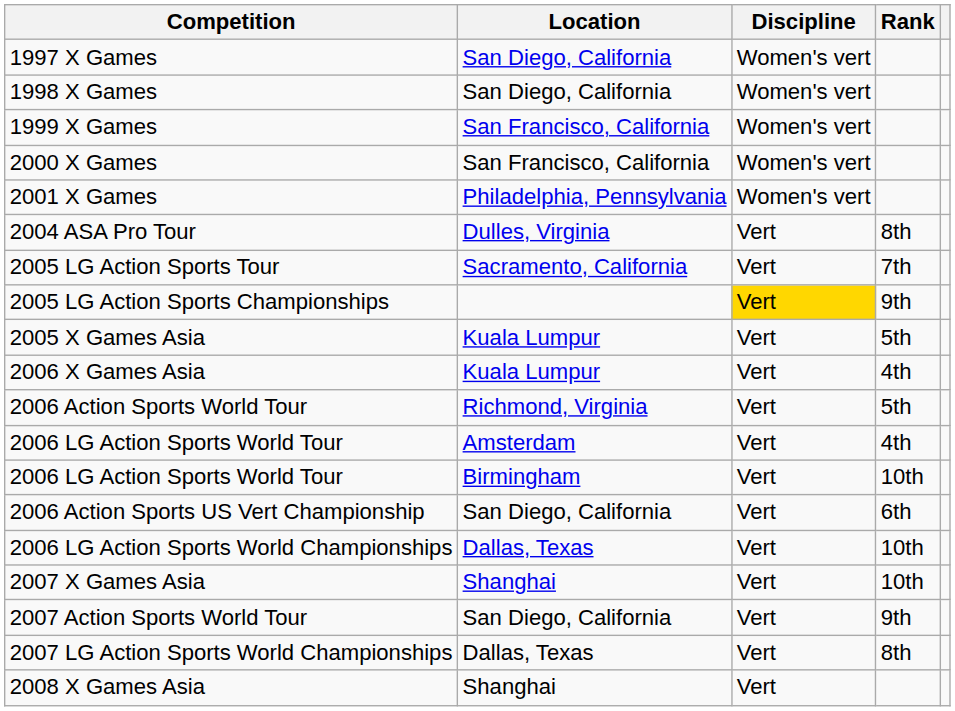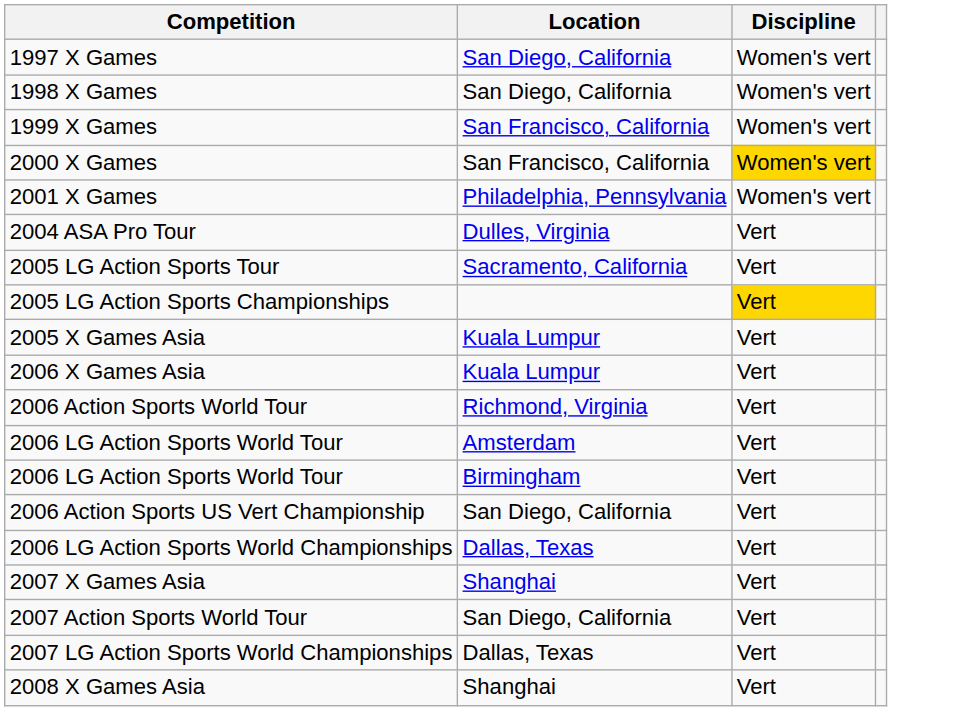- column: (908, 22)
(804, 162) no background -> (804, 162) gold background
